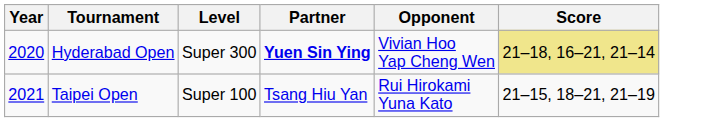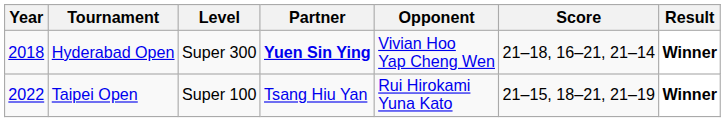+ column: (690, 18)
(26, 52) 2020 -> (26, 52) 2018
(579, 52) khaki background -> (579, 52) no background
(26, 96) 2021 -> (26, 96) 2022
